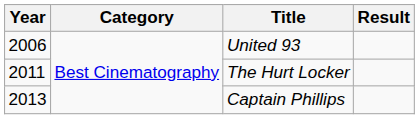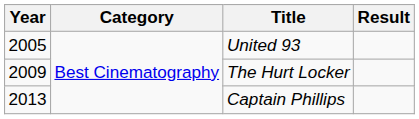(28, 45) 2006 -> (28, 45) 2005
(27, 72) 2011 -> (28, 72) 2009
